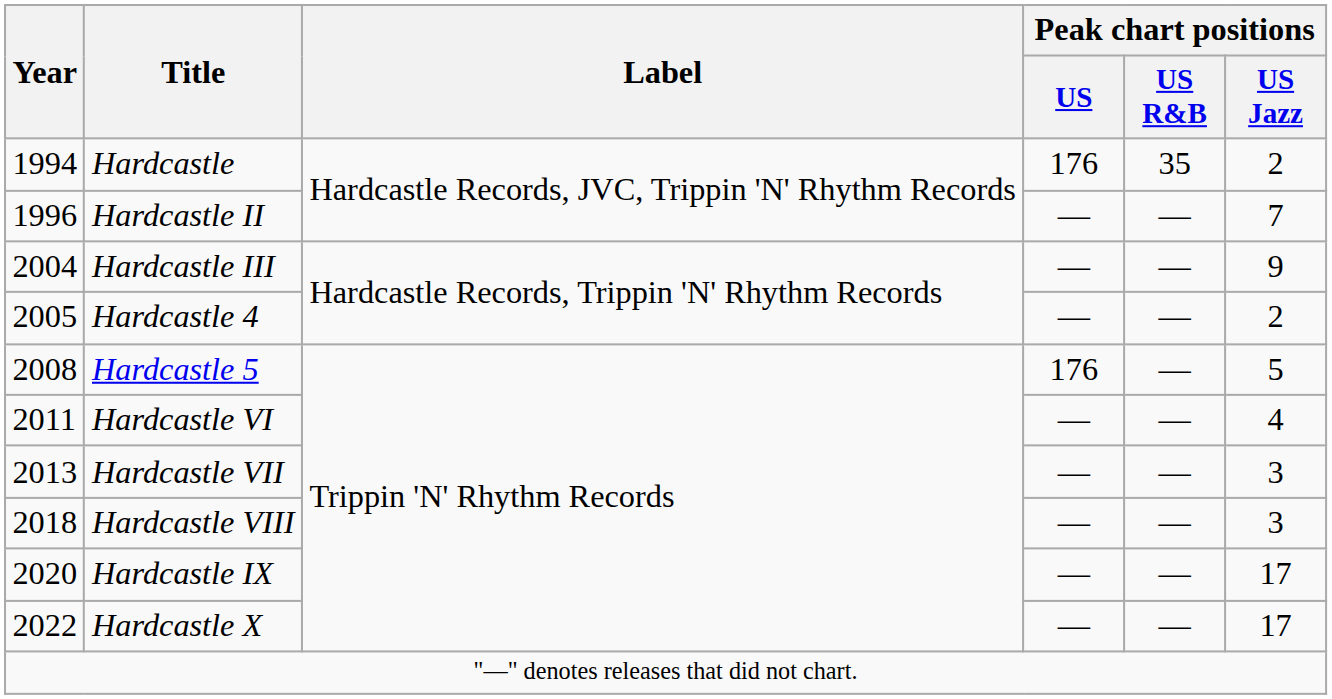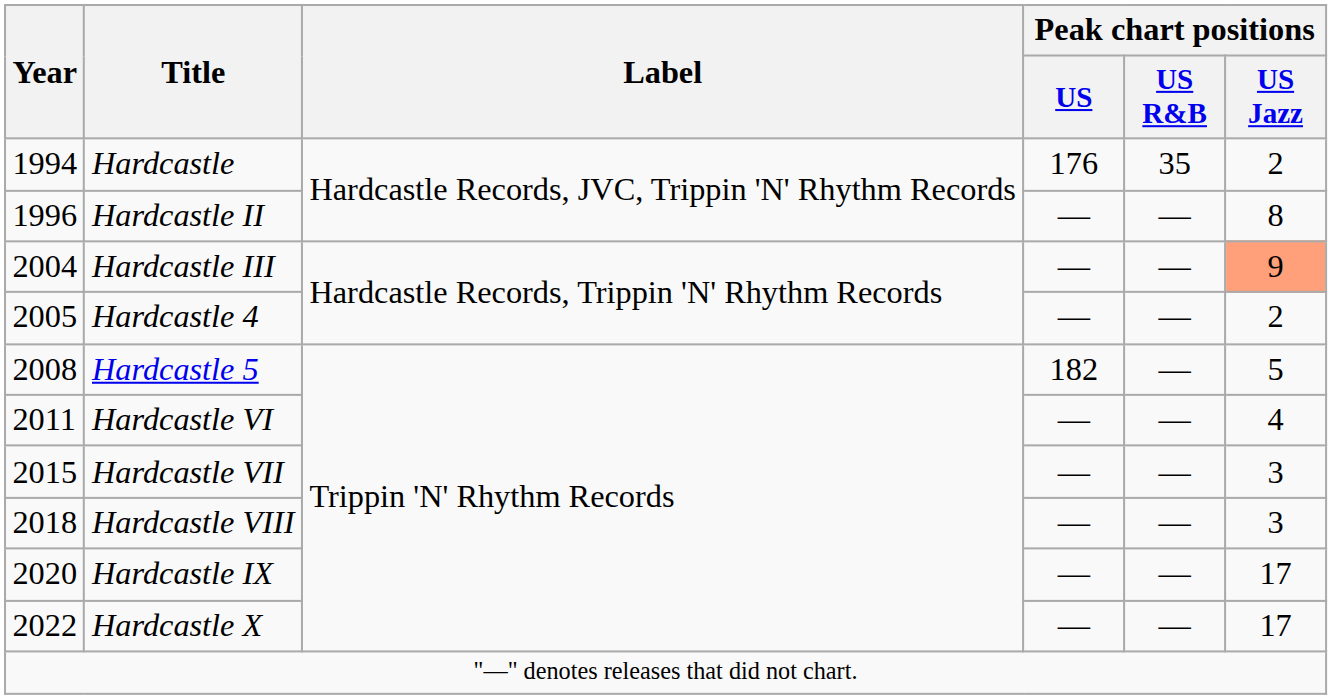(1276, 214) 7 -> (1276, 214) 8
(1276, 266) no background -> (1276, 266) lightsalmon background
(1074, 368) 176 -> (1074, 368) 182
(45, 471) 2013 -> (45, 471) 2015
